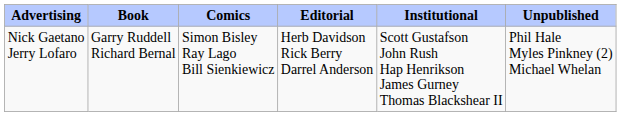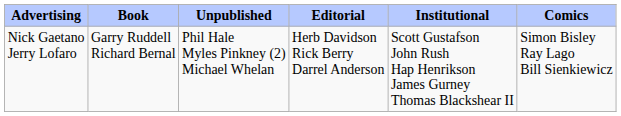columns swapped: (228, 15) <-> (561, 15)
